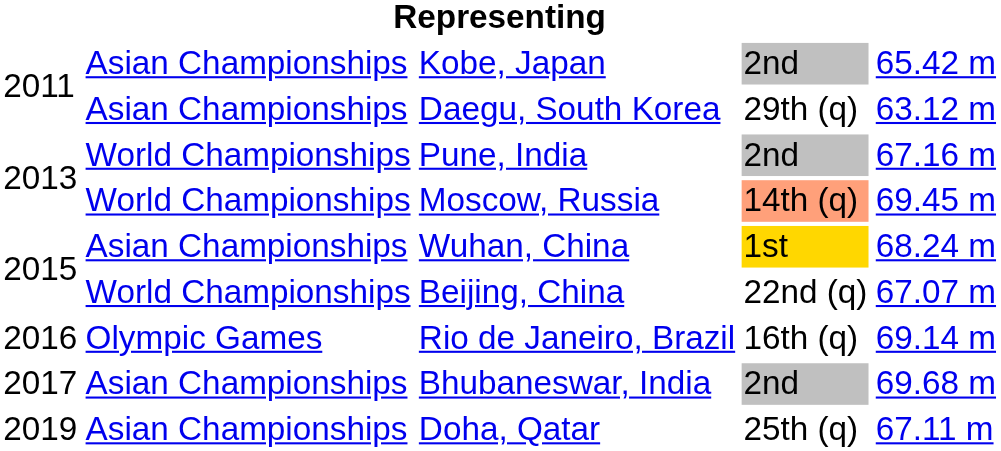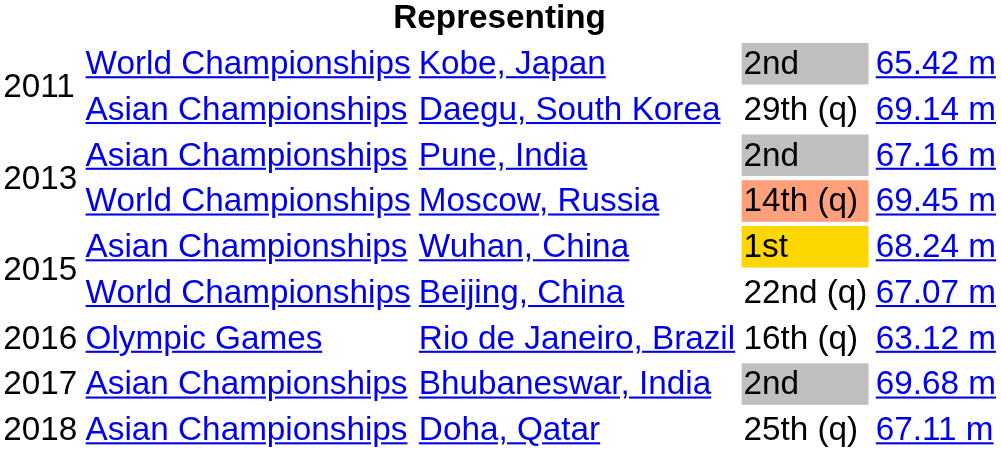(247, 63) Asian Championships -> (248, 63) World Championships
(936, 108) 63.12 m -> (936, 108) 69.14 m
(248, 154) World Championships -> (247, 154) Asian Championships
(936, 337) 69.14 m -> (936, 337) 63.12 m
(40, 429) 2019 -> (40, 429) 2018
